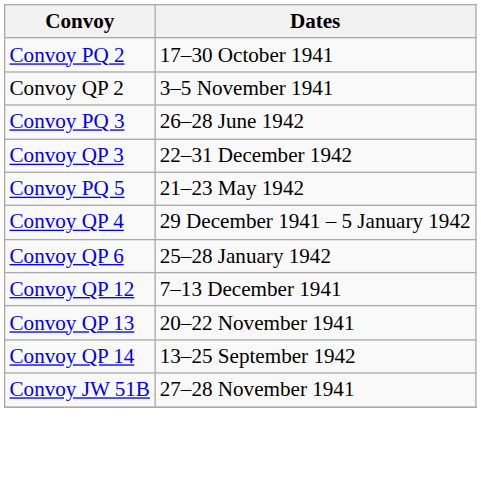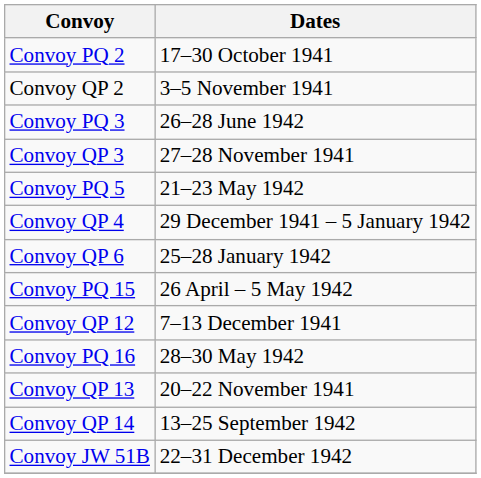(256, 155) 22–31 December 1942 -> (257, 155) 27–28 November 1941
+ row: (72, 289)
+ row: (72, 356)
(257, 389) 27–28 November 1941 -> (256, 456) 22–31 December 1942
